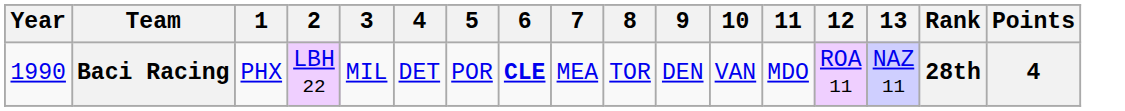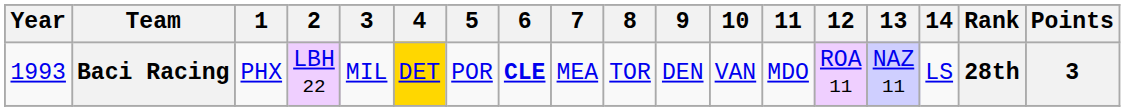+ column: (939, 24)
(38, 74) 1990 -> (38, 74) 1993
(419, 74) no background -> (419, 74) gold background
(1033, 74) 4 -> (1072, 74) 3
